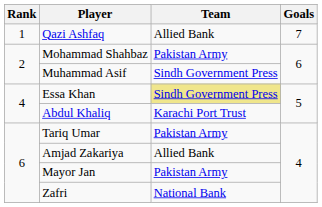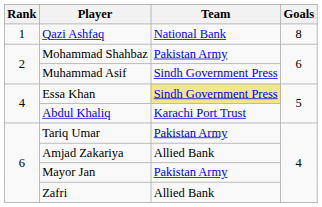(184, 34) Allied Bank -> (190, 34) National Bank
(299, 34) 7 -> (299, 34) 8
(190, 192) National Bank -> (184, 192) Allied Bank
